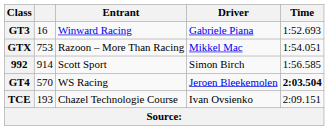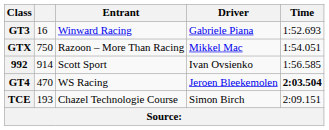(45, 47) 753 -> (45, 47) 750
(217, 64) Simon Birch -> (221, 64) Ivan Ovsienko
(45, 82) 570 -> (45, 82) 470
(221, 99) Ivan Ovsienko -> (217, 99) Simon Birch
